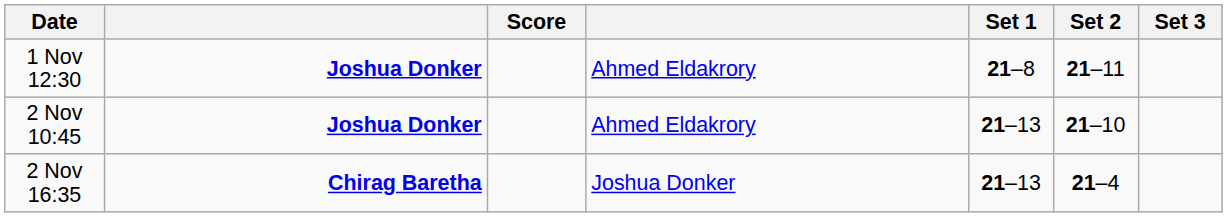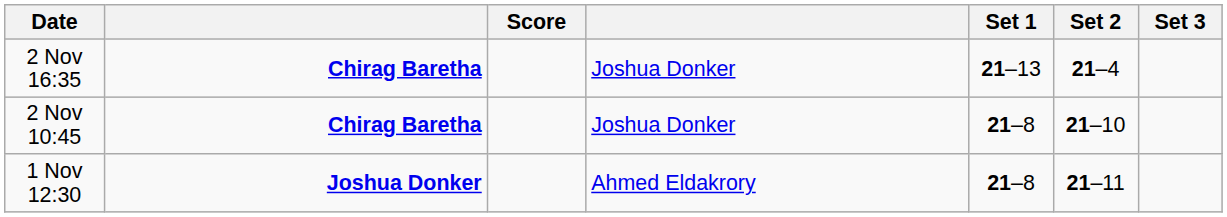rows swapped: (54, 68) <-> (54, 183)
(404, 126) Joshua Donker -> (405, 126) Chirag Baretha
(673, 126) Ahmed Eldakrory -> (663, 126) Joshua Donker
(1011, 126) 21–13 -> (1011, 126) 21–8
